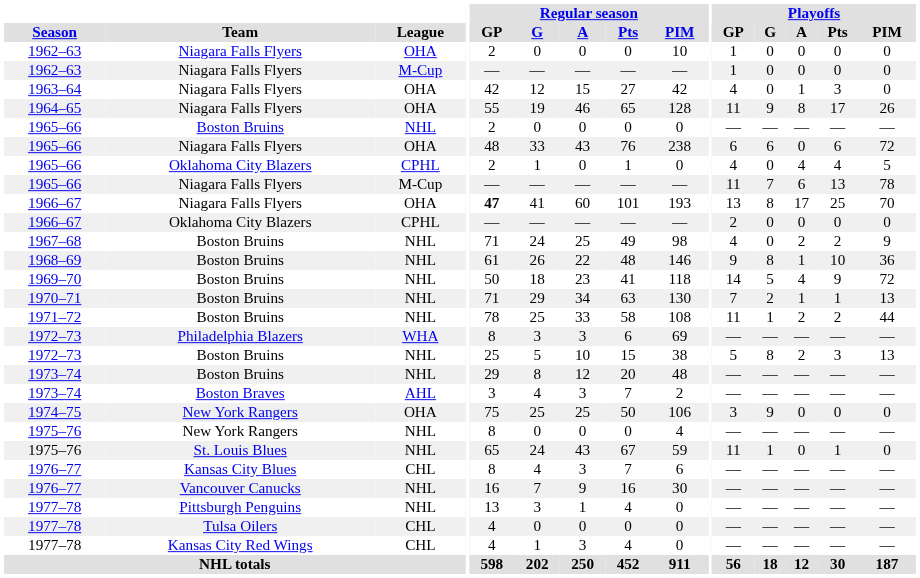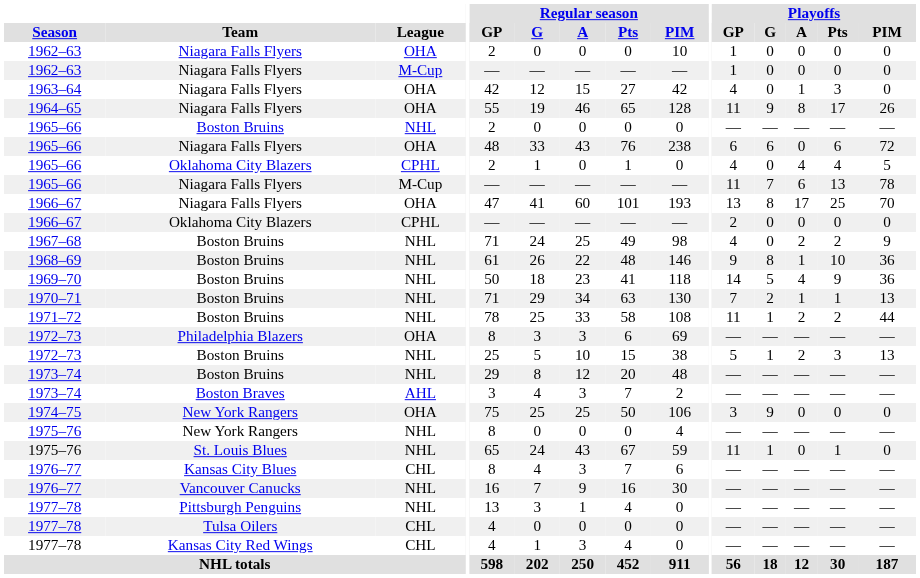(492, 203) bold -> (492, 203) normal
(887, 279) 72 -> (887, 279) 36
(420, 336) WHA -> (420, 336) OHA
(770, 355) 8 -> (770, 355) 1
